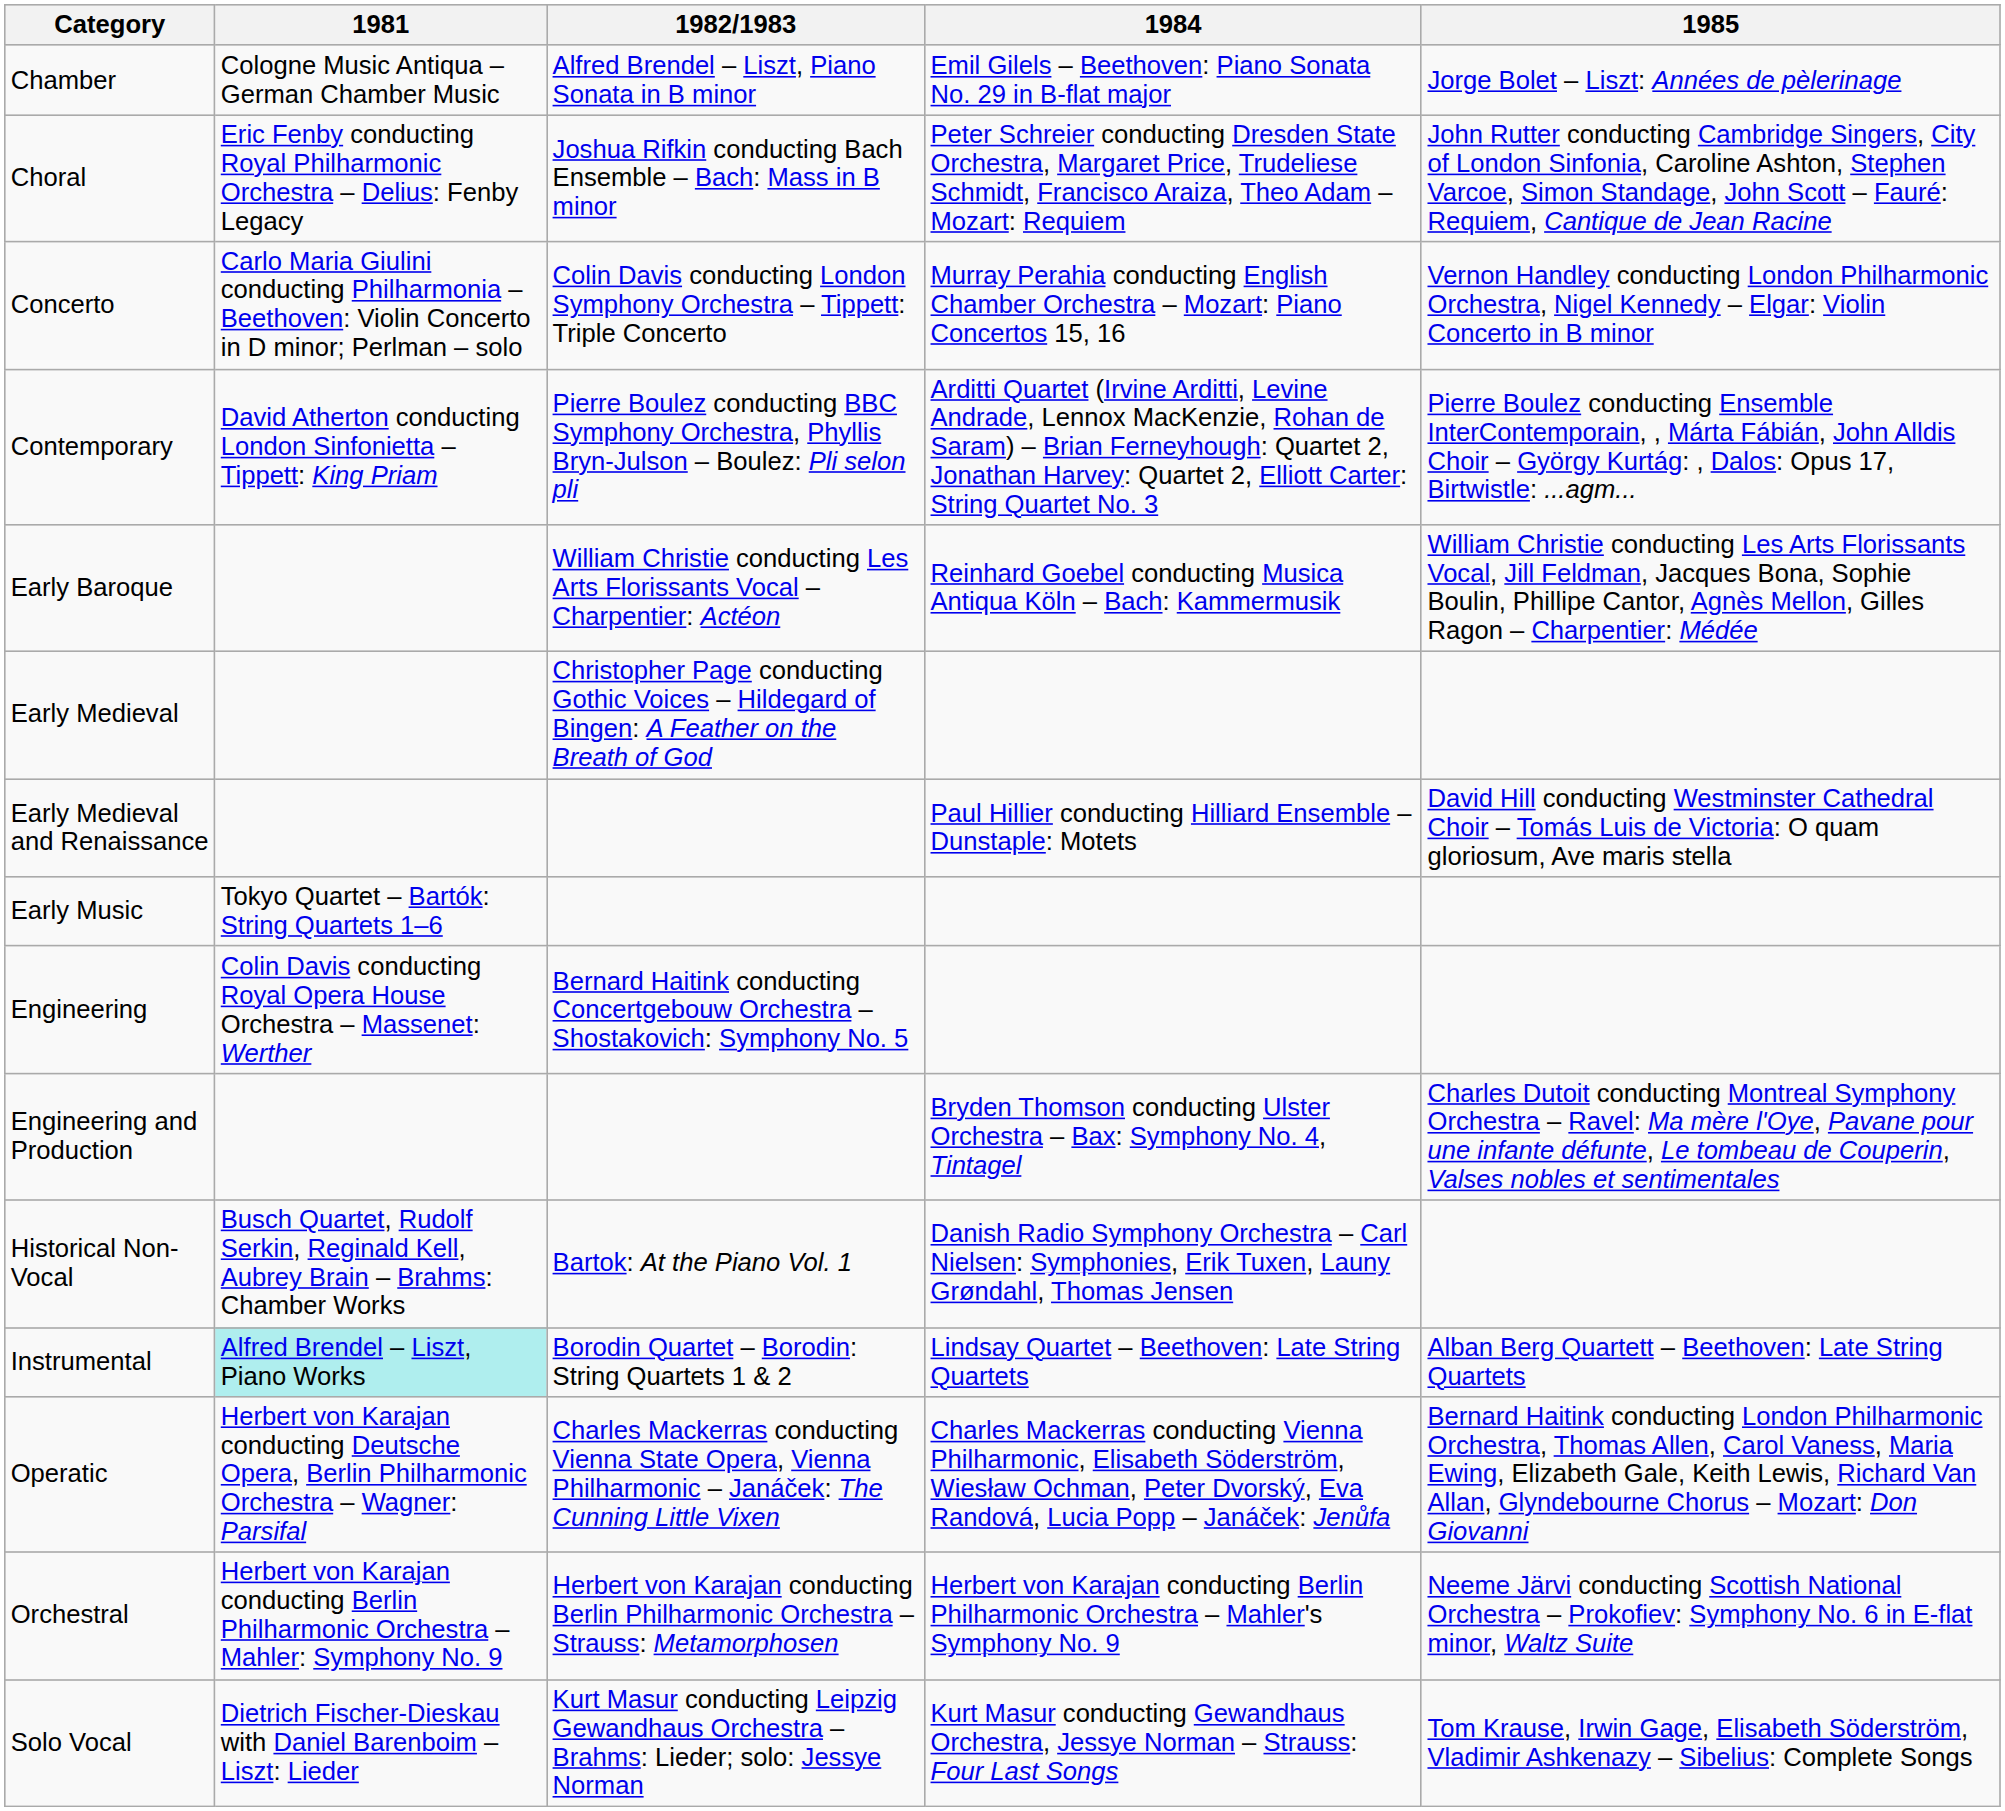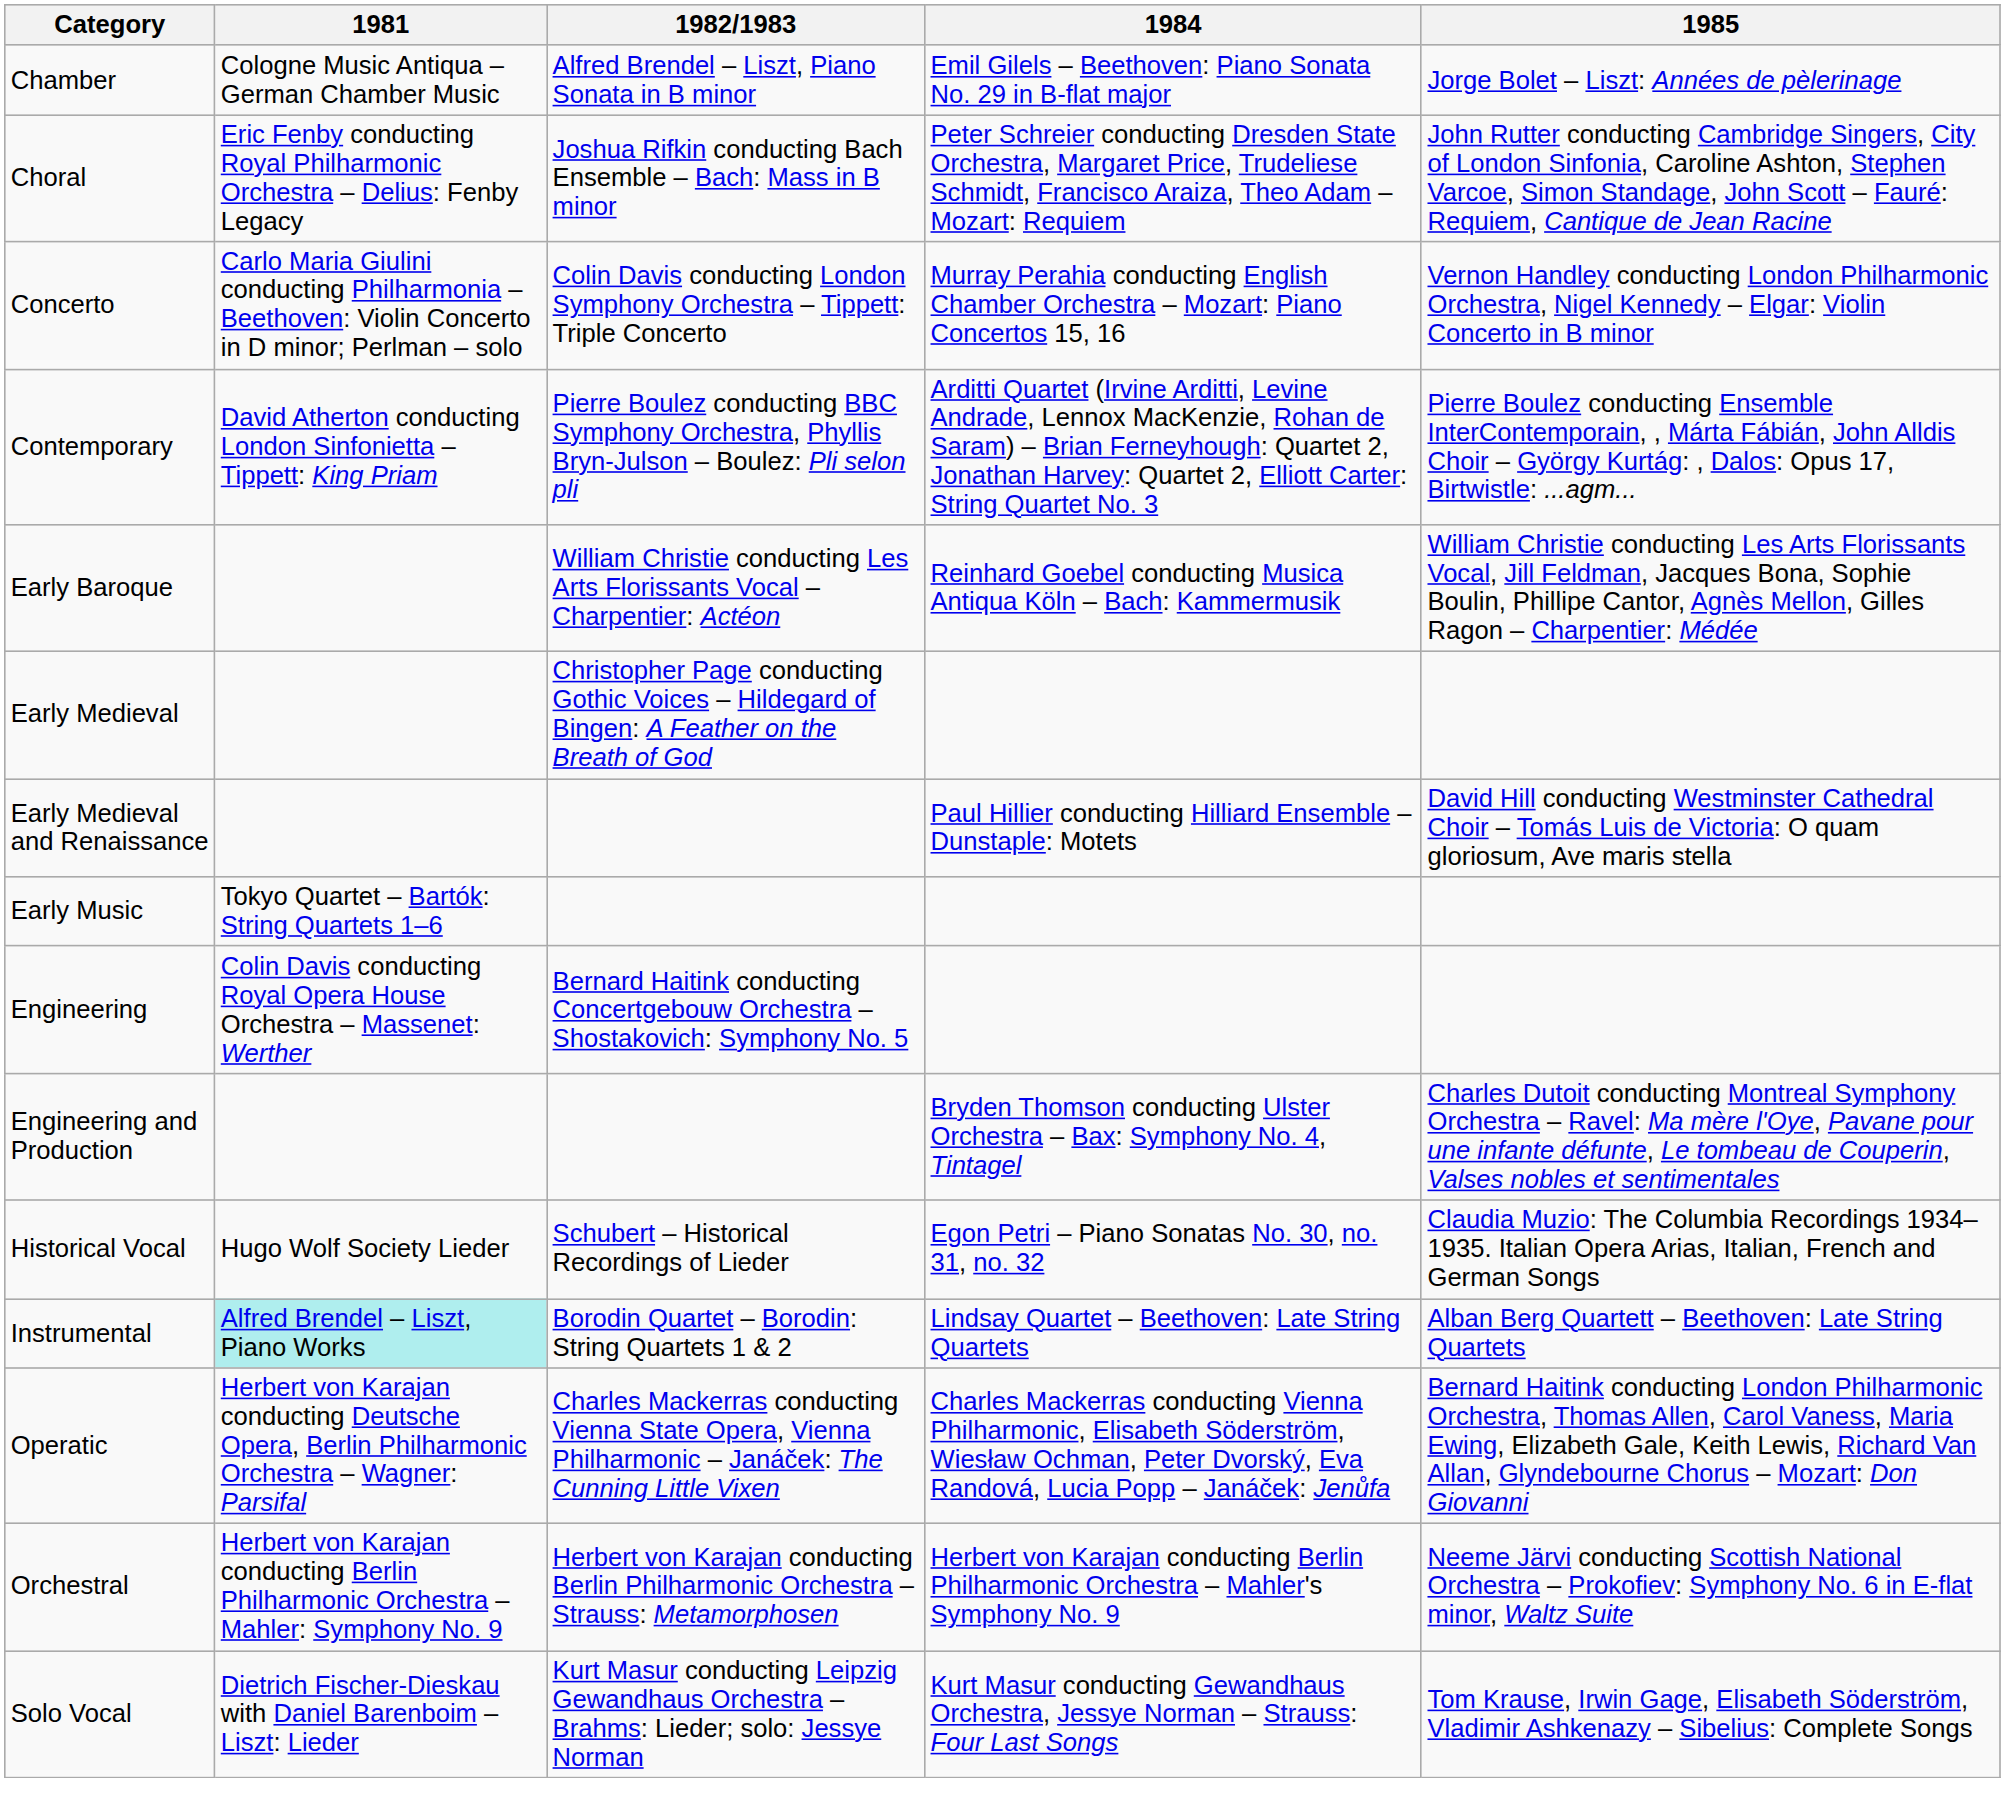- row: (95, 1263)
+ row: (98, 1248)
